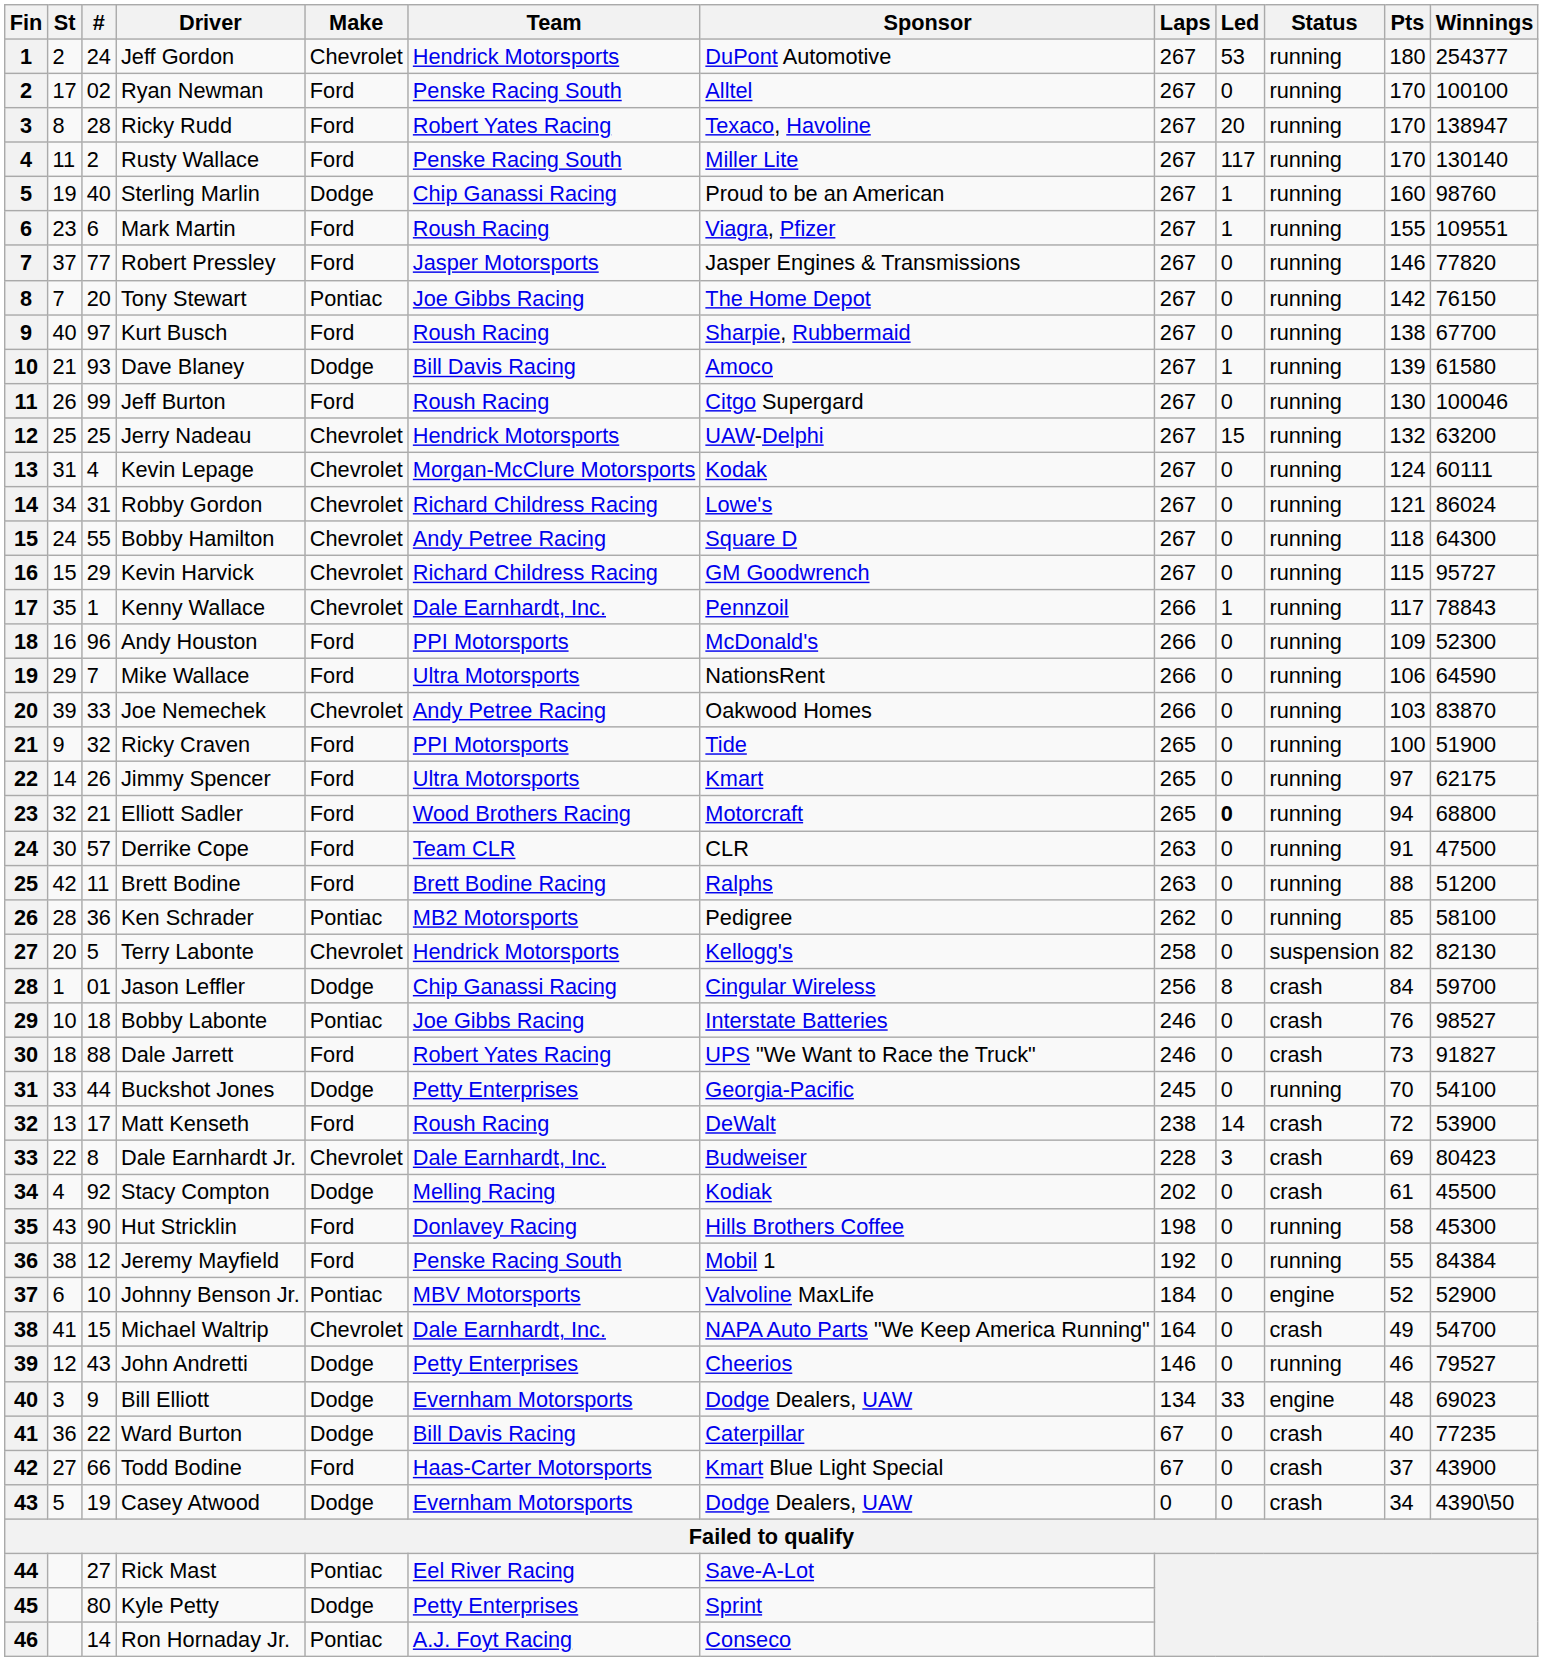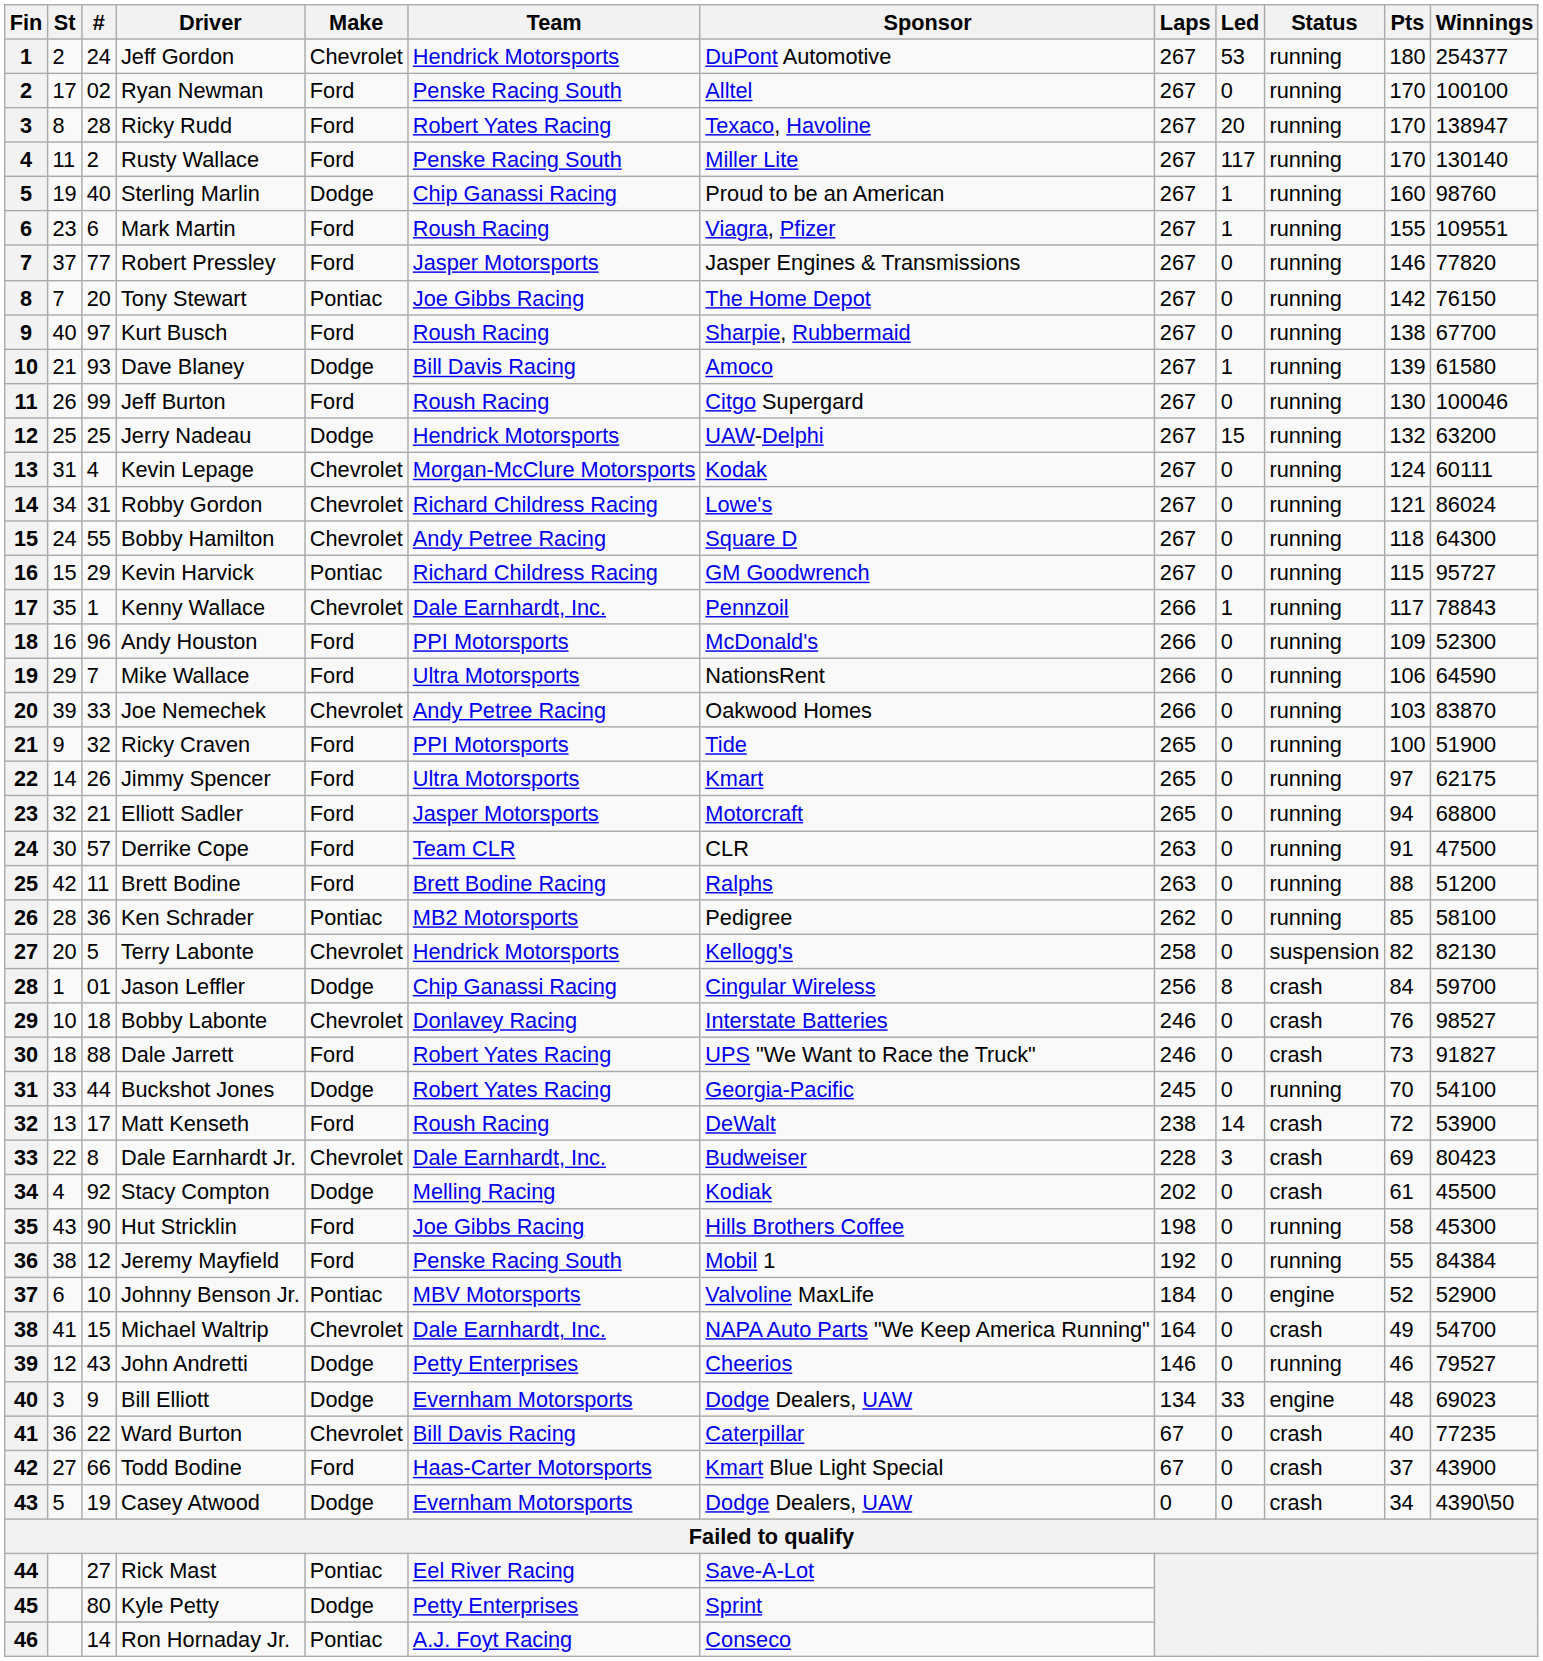(356, 435) Chevrolet -> (342, 435) Dodge
(356, 573) Chevrolet -> (346, 573) Pontiac
(522, 814) Wood Brothers Racing -> (506, 814) Jasper Motorsports
(1227, 814) bold -> (1227, 814) normal
(346, 1020) Pontiac -> (356, 1020) Chevrolet
(499, 1020) Joe Gibbs Racing -> (495, 1020) Donlavey Racing
(496, 1089) Petty Enterprises -> (512, 1089) Robert Yates Racing
(495, 1226) Donlavey Racing -> (499, 1226) Joe Gibbs Racing
(342, 1433) Dodge -> (356, 1433) Chevrolet
